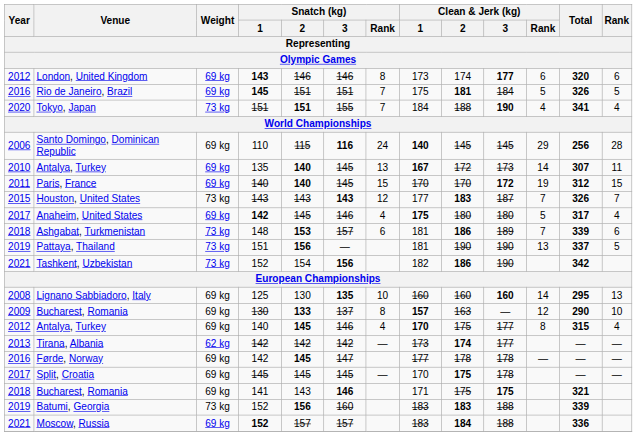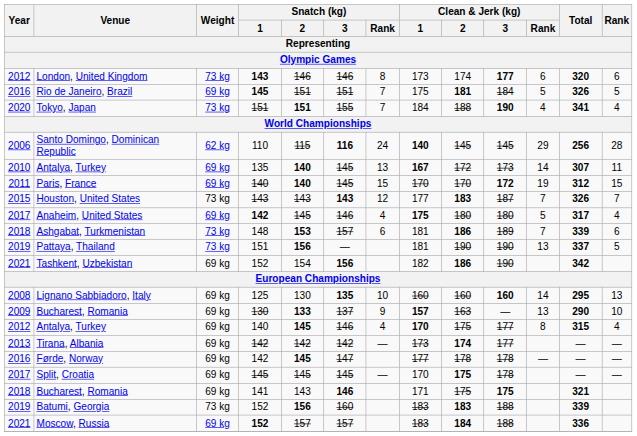(218, 76) 69 kg -> (218, 76) 73 kg
(218, 146) 69 kg -> (218, 146) 62 kg
(218, 263) 73 kg -> (218, 263) 69 kg
(383, 311) 8 -> (383, 311) 9
(543, 311) 12 -> (543, 311) 13
(218, 343) 62 kg -> (218, 343) 69 kg
